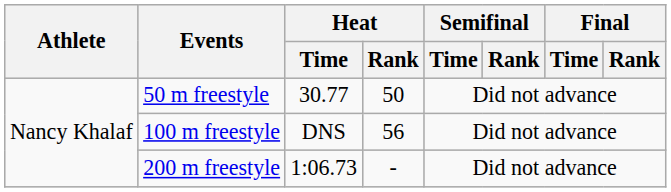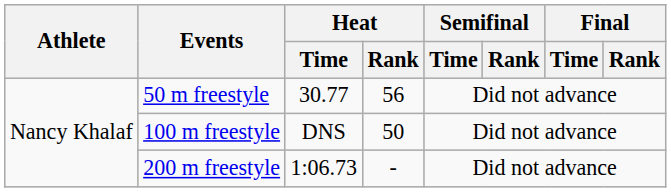(393, 95) 50 -> (393, 95) 56
(393, 132) 56 -> (393, 132) 50
